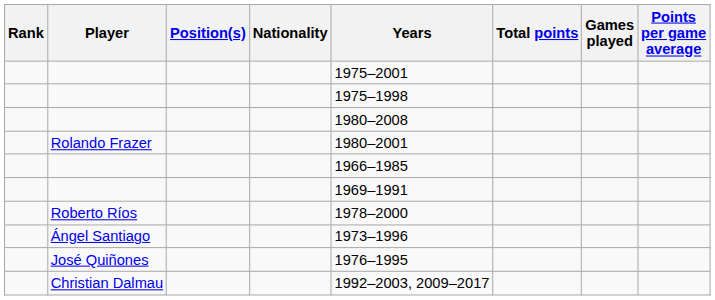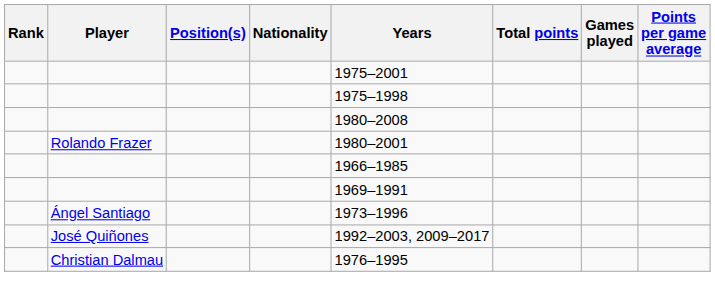- row: (26, 213)
(371, 260) 1976–1995 -> (412, 236) 1992–2003, 2009–2017
(412, 283) 1992–2003, 2009–2017 -> (371, 260) 1976–1995
